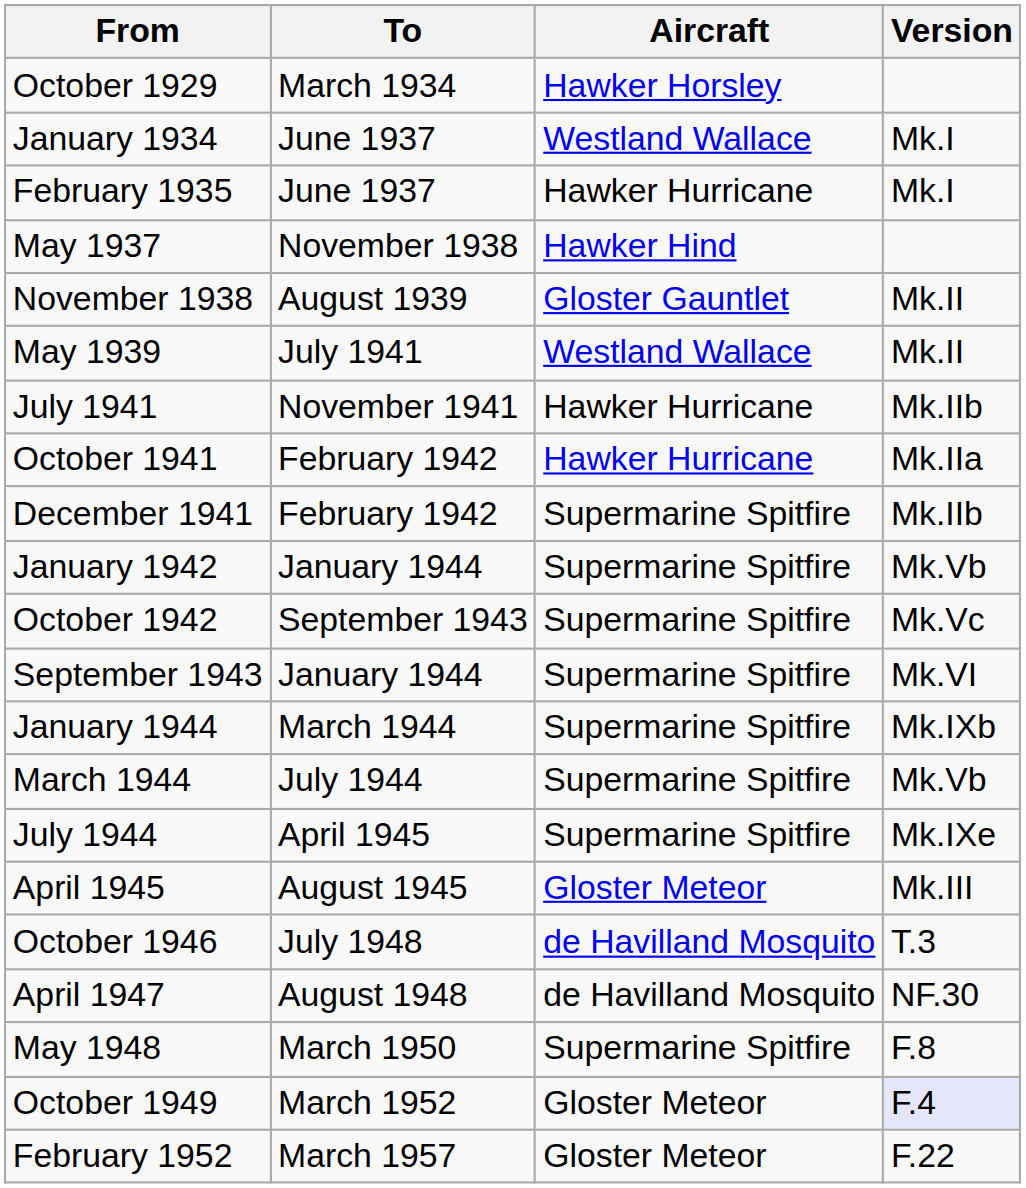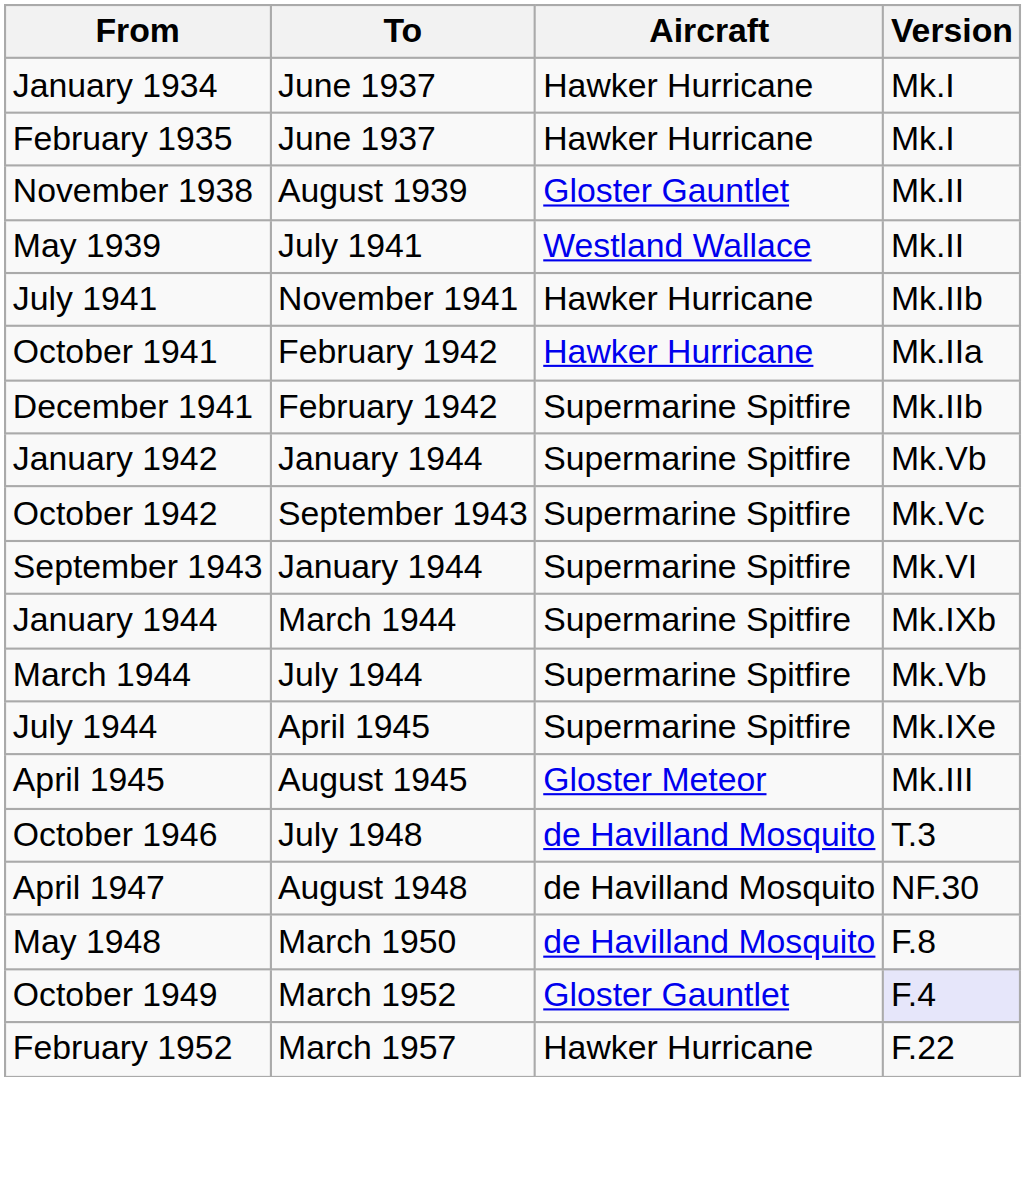- row: (115, 84)
(677, 138) Westland Wallace -> (678, 84) Hawker Hurricane
- row: (87, 245)
(697, 1048) Supermarine Spitfire -> (709, 941) de Havilland Mosquito
(655, 1102) Gloster Meteor -> (666, 995) Gloster Gauntlet
(655, 1155) Gloster Meteor -> (678, 1048) Hawker Hurricane
